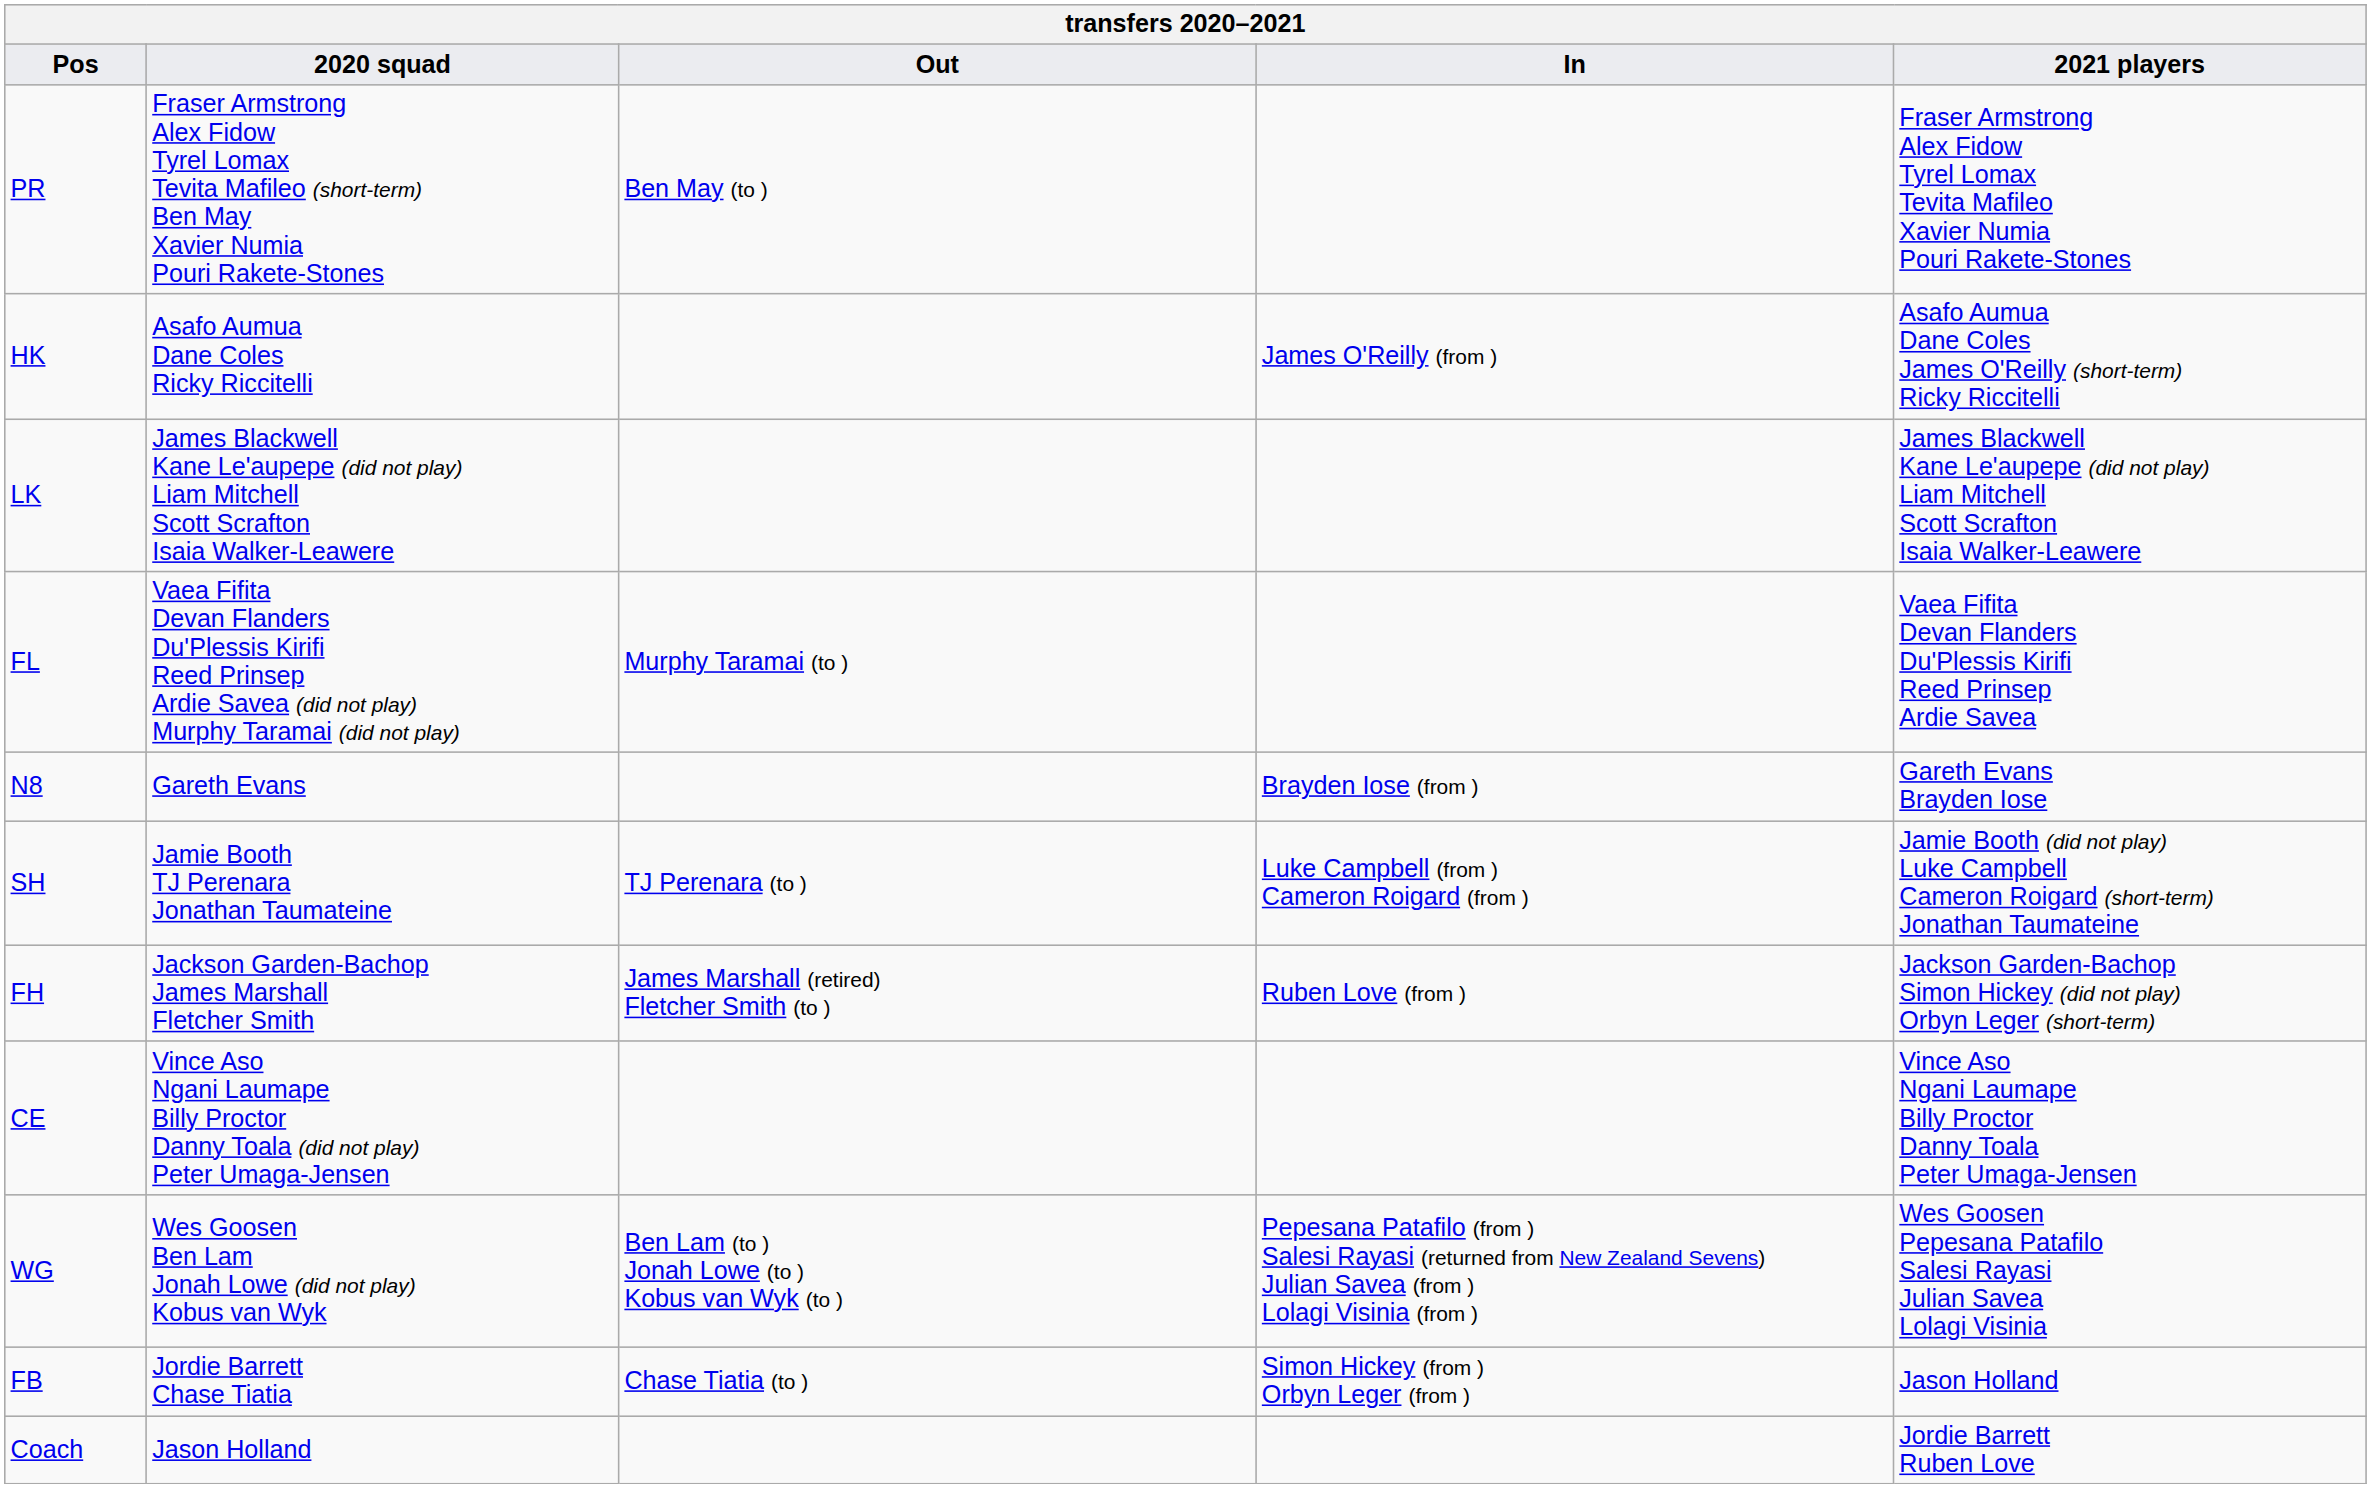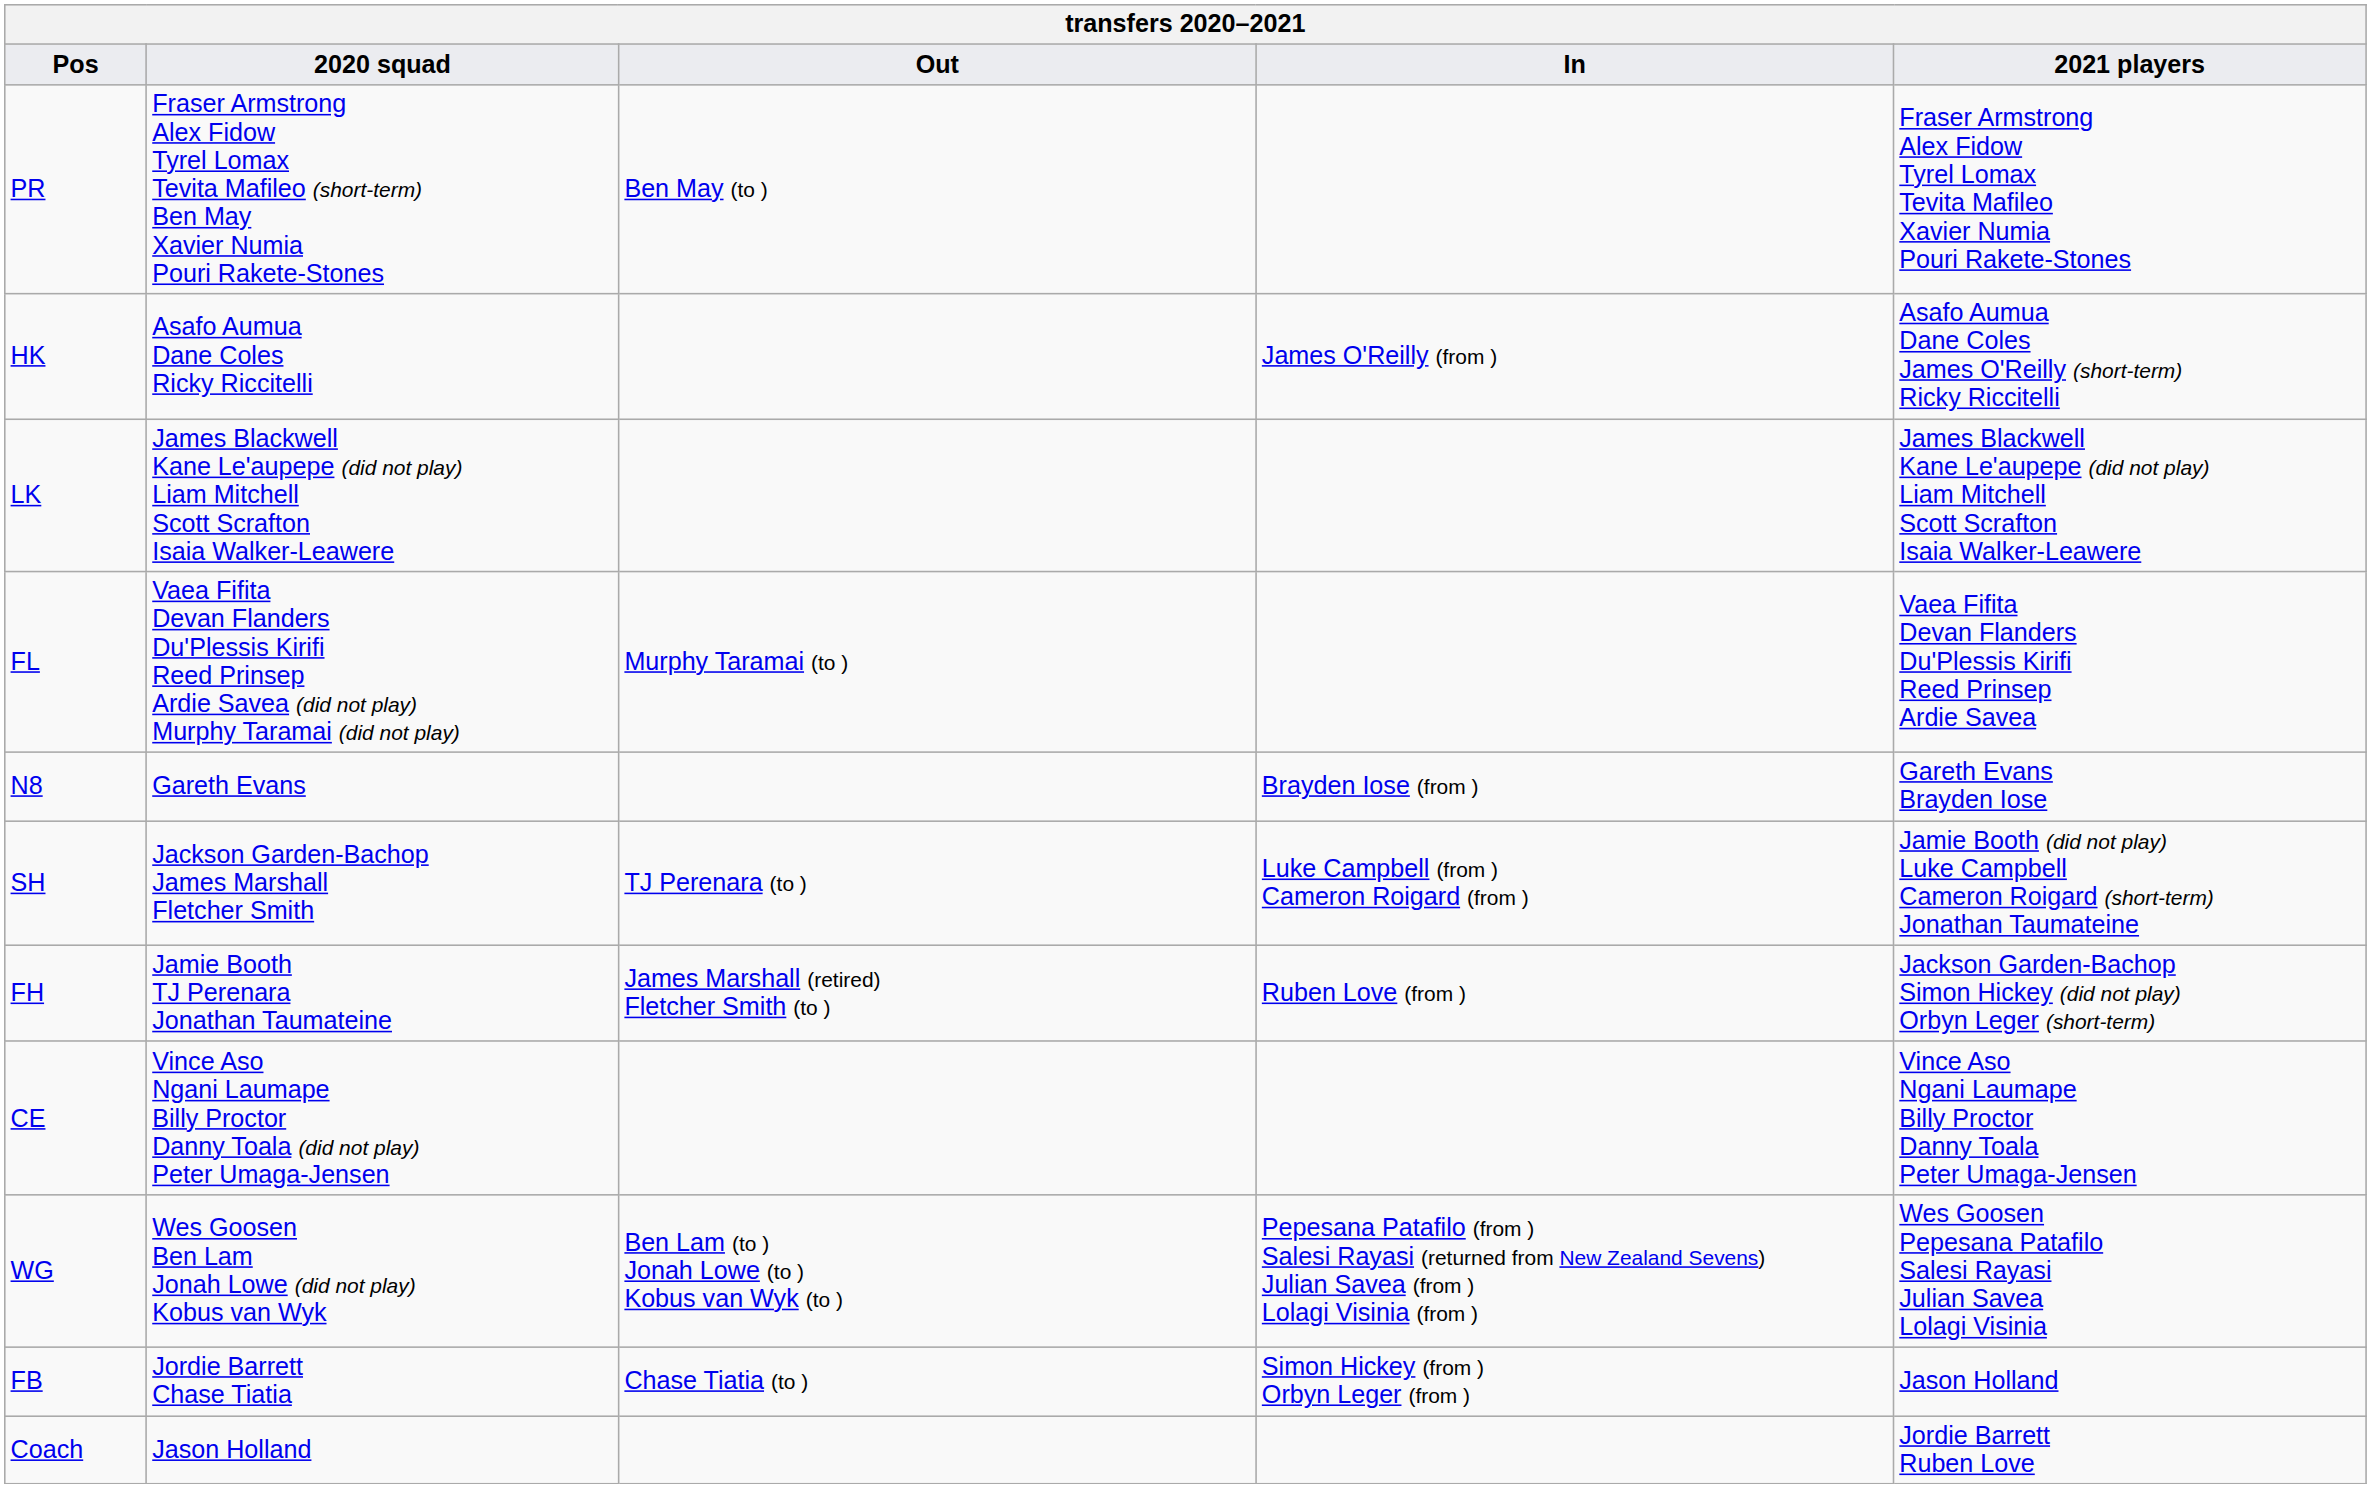(272, 882) Jamie Booth TJ Perenara Jonathan Taumateine -> (290, 882) Jackson Garden-Bachop James Marshall Fletcher Smith
(290, 993) Jackson Garden-Bachop James Marshall Fletcher Smith -> (272, 993) Jamie Booth TJ Perenara Jonathan Taumateine
